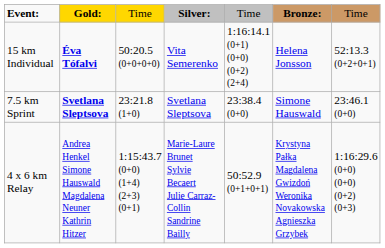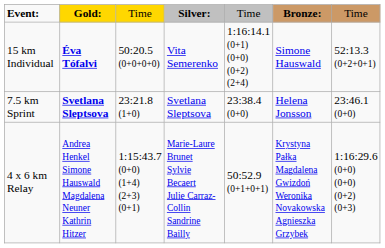(293, 57) Helena Jonsson -> (298, 57) Simone Hauswald
(298, 107) Simone Hauswald -> (293, 107) Helena Jonsson
